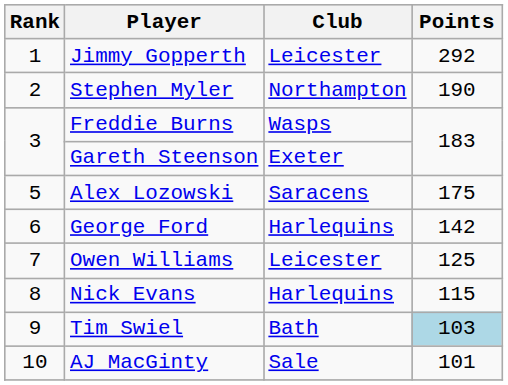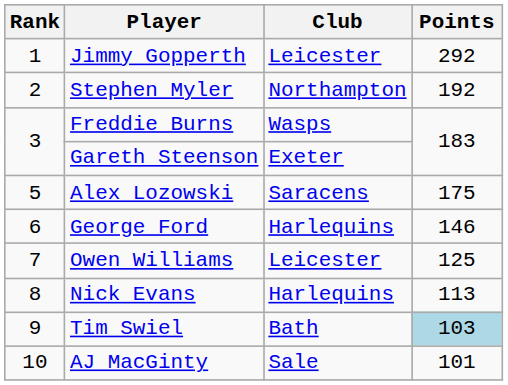(457, 90) 190 -> (457, 90) 192
(457, 227) 142 -> (457, 227) 146
(457, 295) 115 -> (457, 295) 113
